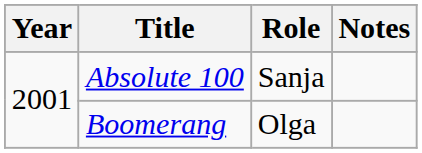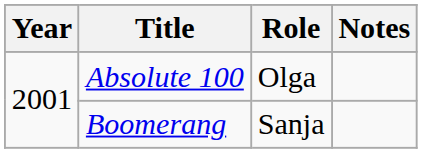(291, 76) Sanja -> (287, 76) Olga
(287, 123) Olga -> (291, 123) Sanja
